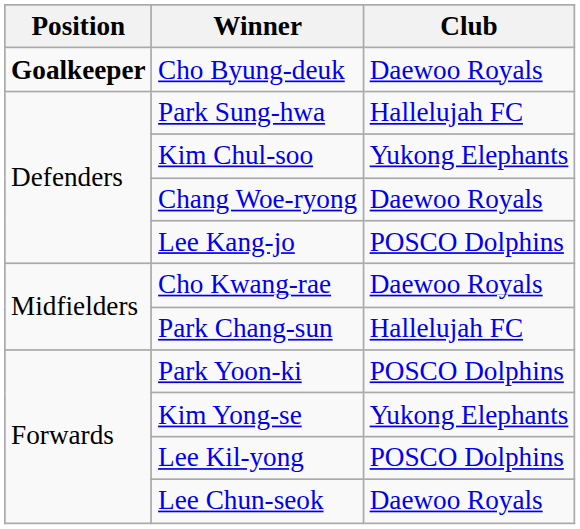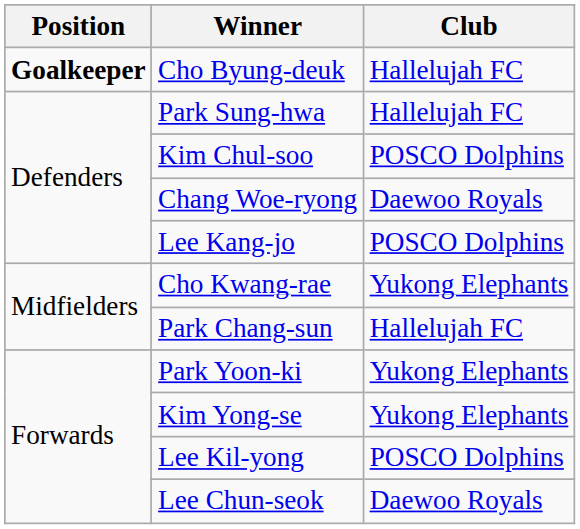(456, 69) Daewoo Royals -> (446, 69) Hallelujah FC
(469, 155) Yukong Elephants -> (467, 155) POSCO Dolphins
(456, 284) Daewoo Royals -> (469, 284) Yukong Elephants
(467, 371) POSCO Dolphins -> (469, 371) Yukong Elephants
